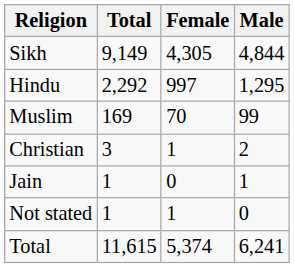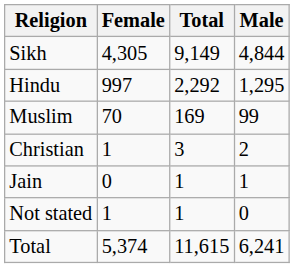columns swapped: (129, 20) <-> (198, 20)
